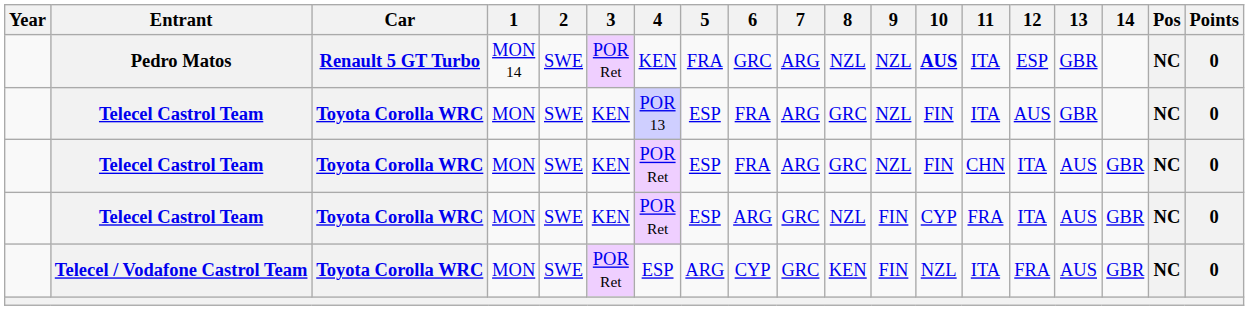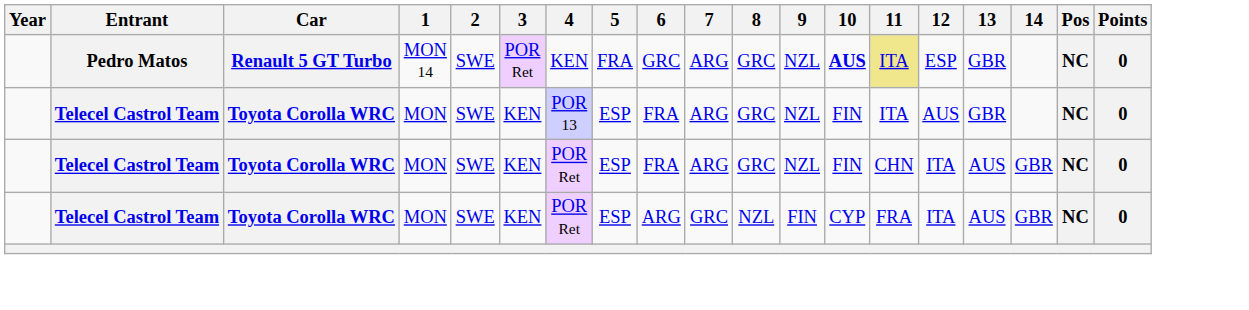(848, 60) NZL -> (756, 60) GRC
(985, 60) no background -> (894, 60) khaki background
- row: (181, 269)
